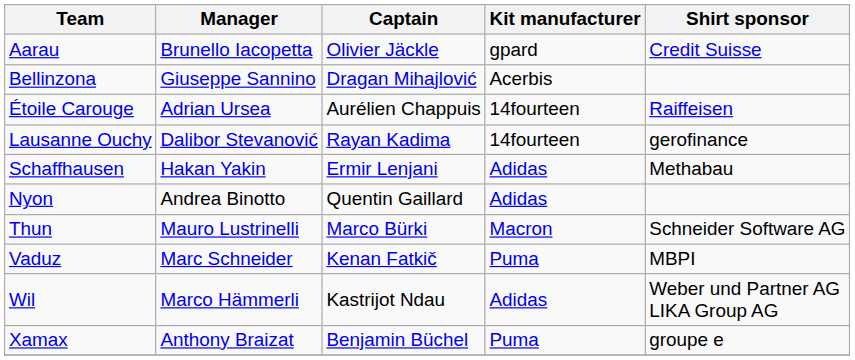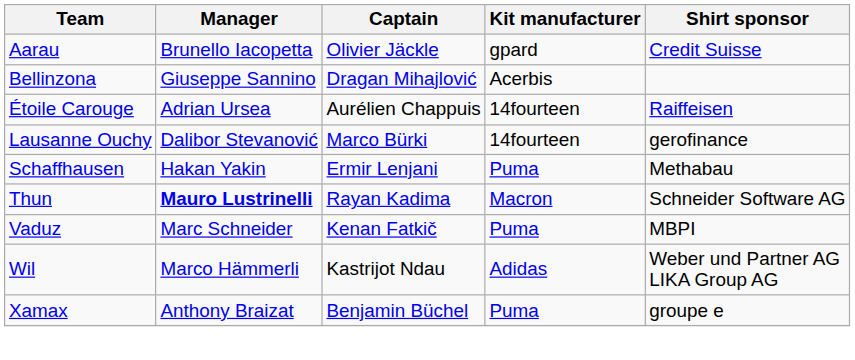(388, 139) Rayan Kadima -> (377, 139) Marco Bürki
(518, 169) Adidas -> (514, 169) Puma
- row: (31, 199)
(230, 229) normal -> (236, 199) bold
(377, 229) Marco Bürki -> (388, 199) Rayan Kadima
